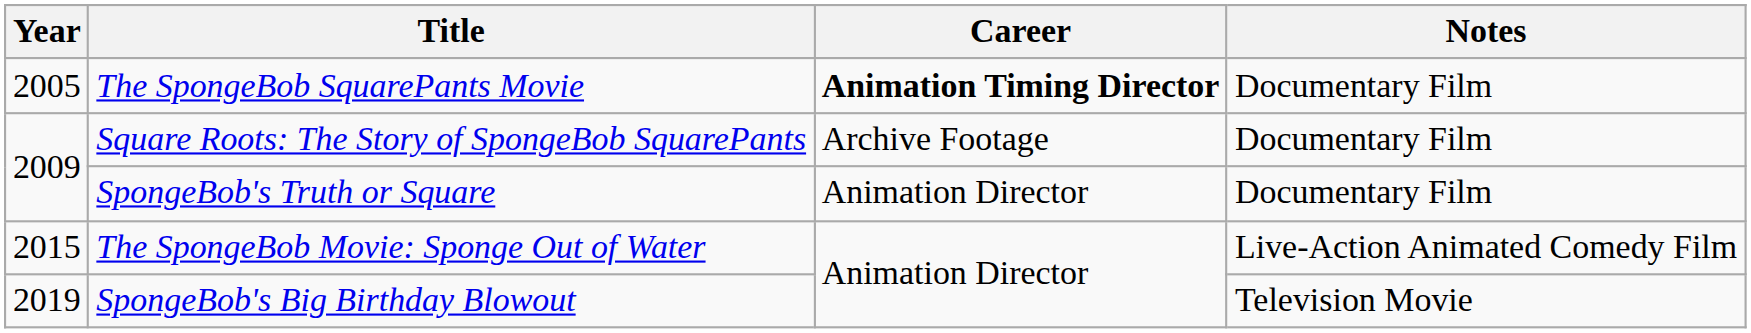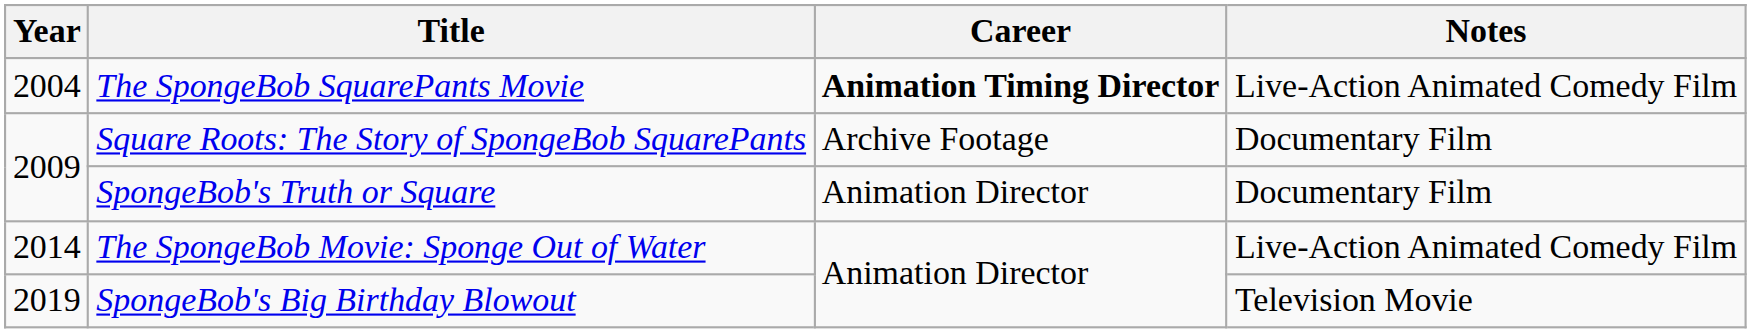(47, 85) 2005 -> (47, 85) 2004
(1364, 85) Documentary Film -> (1486, 85) Live-Action Animated Comedy Film
(47, 246) 2015 -> (47, 246) 2014
